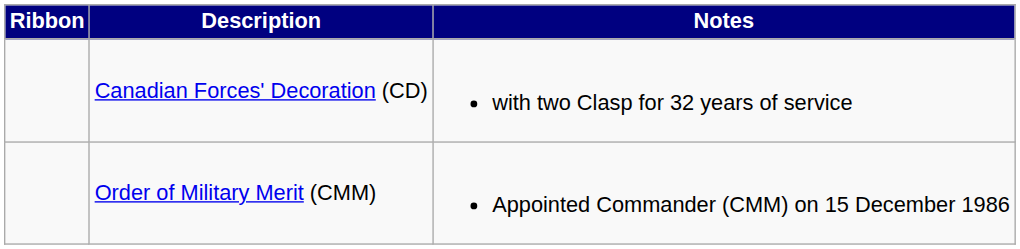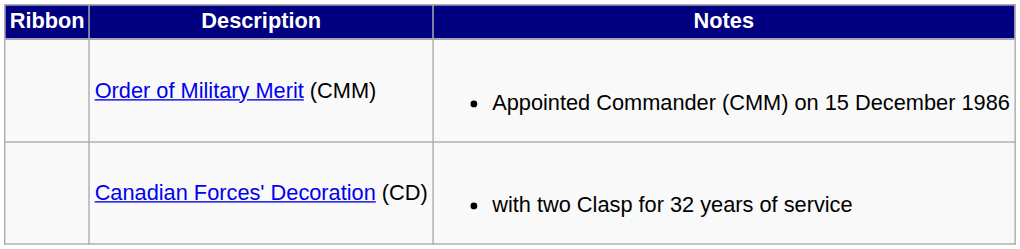rows swapped: (235, 192) <-> (261, 90)
